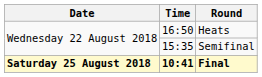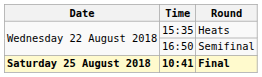(178, 30) 16:50 -> (178, 30) 15:35
(178, 47) 15:35 -> (178, 47) 16:50
